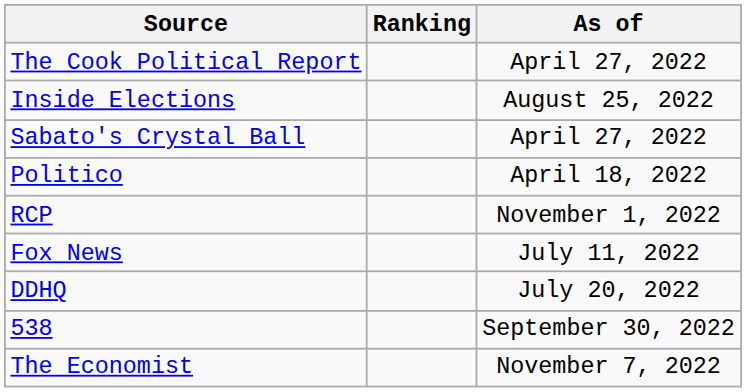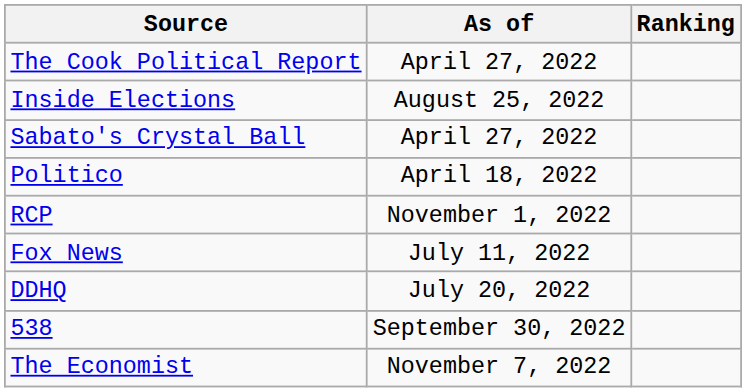columns swapped: (422, 24) <-> (609, 24)
